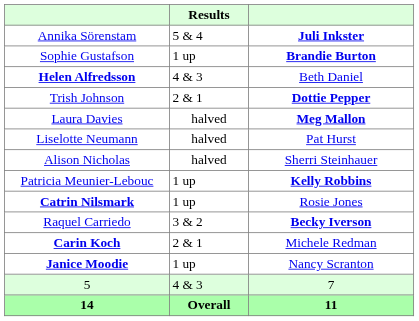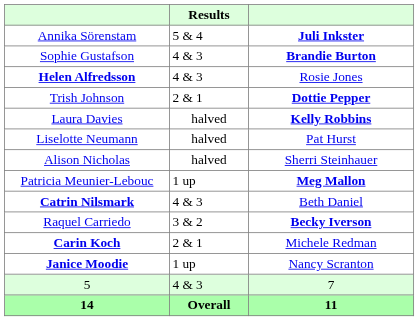(184, 56) 1 up -> (188, 56) 4 & 3
(331, 77) Beth Daniel -> (331, 77) Rosie Jones
(331, 118) Meg Mallon -> (331, 118) Kelly Robbins
(331, 180) Kelly Robbins -> (331, 180) Meg Mallon
(184, 201) 1 up -> (188, 201) 4 & 3
(331, 201) Rosie Jones -> (331, 201) Beth Daniel
